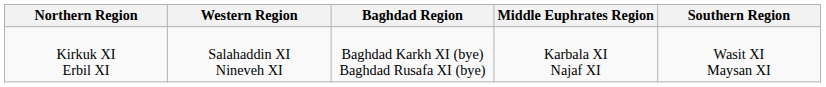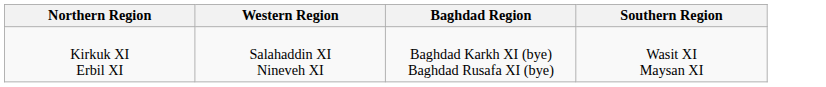- column: (576, 15)
